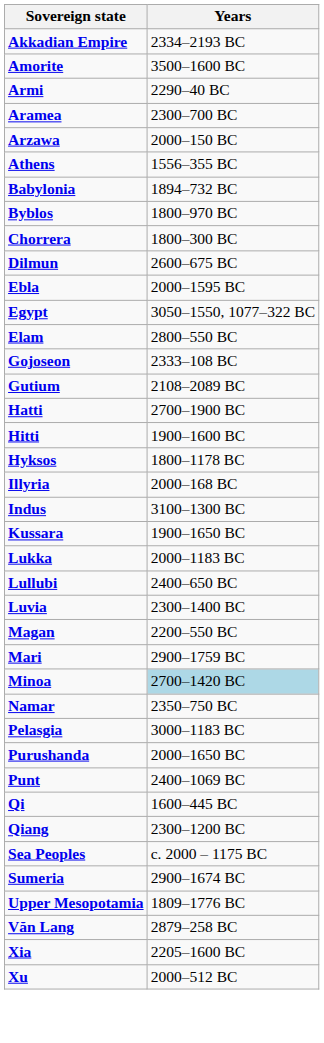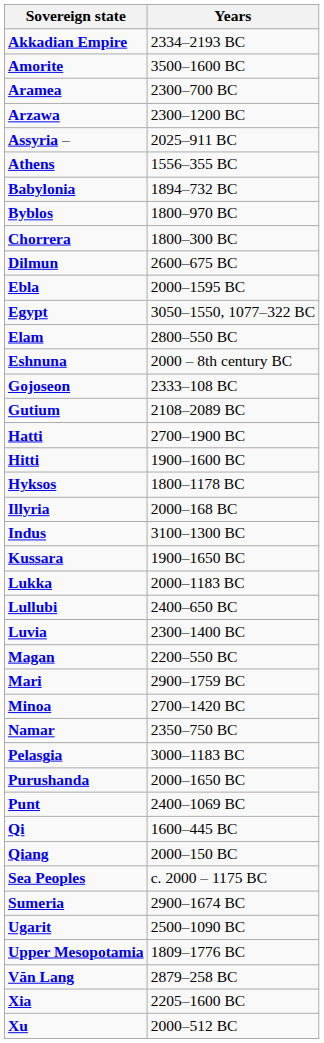- row: (26, 90)
(194, 139) 2000–150 BC -> (198, 115) 2300–1200 BC
+ row: (39, 139)
+ row: (37, 361)
(198, 681) lightblue background -> (198, 705) no background
(198, 829) 2300–1200 BC -> (194, 853) 2000–150 BC
+ row: (30, 927)
